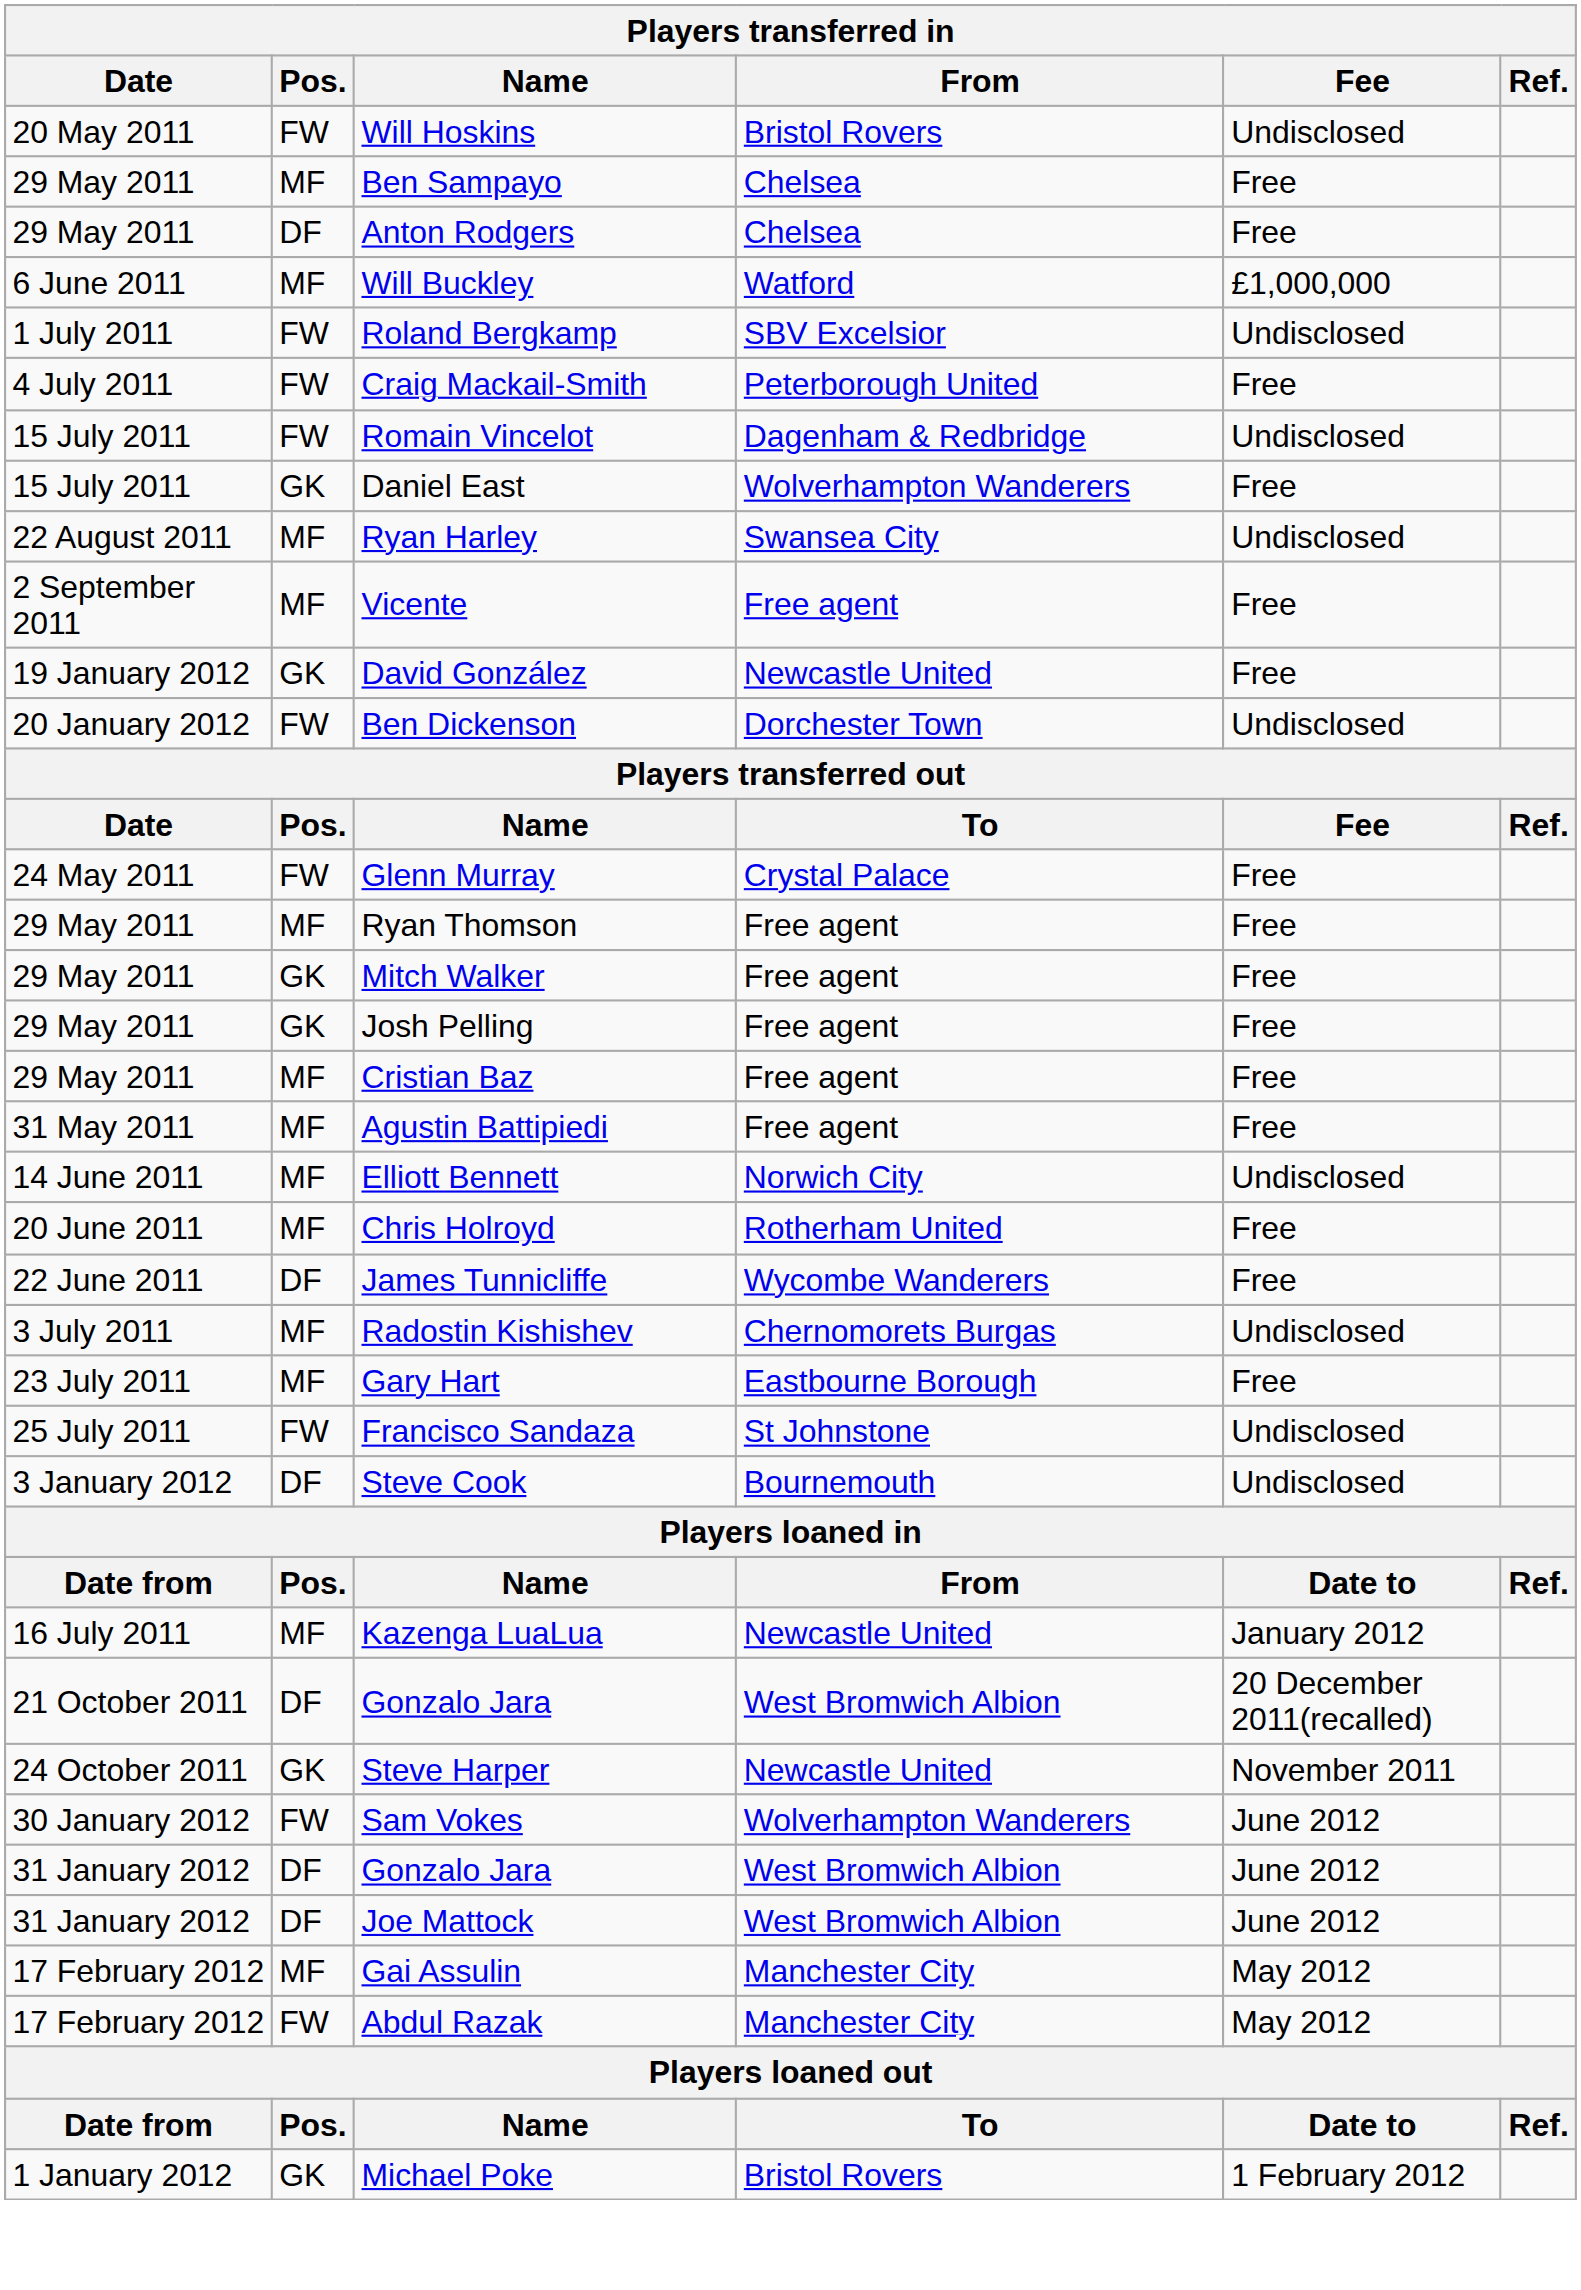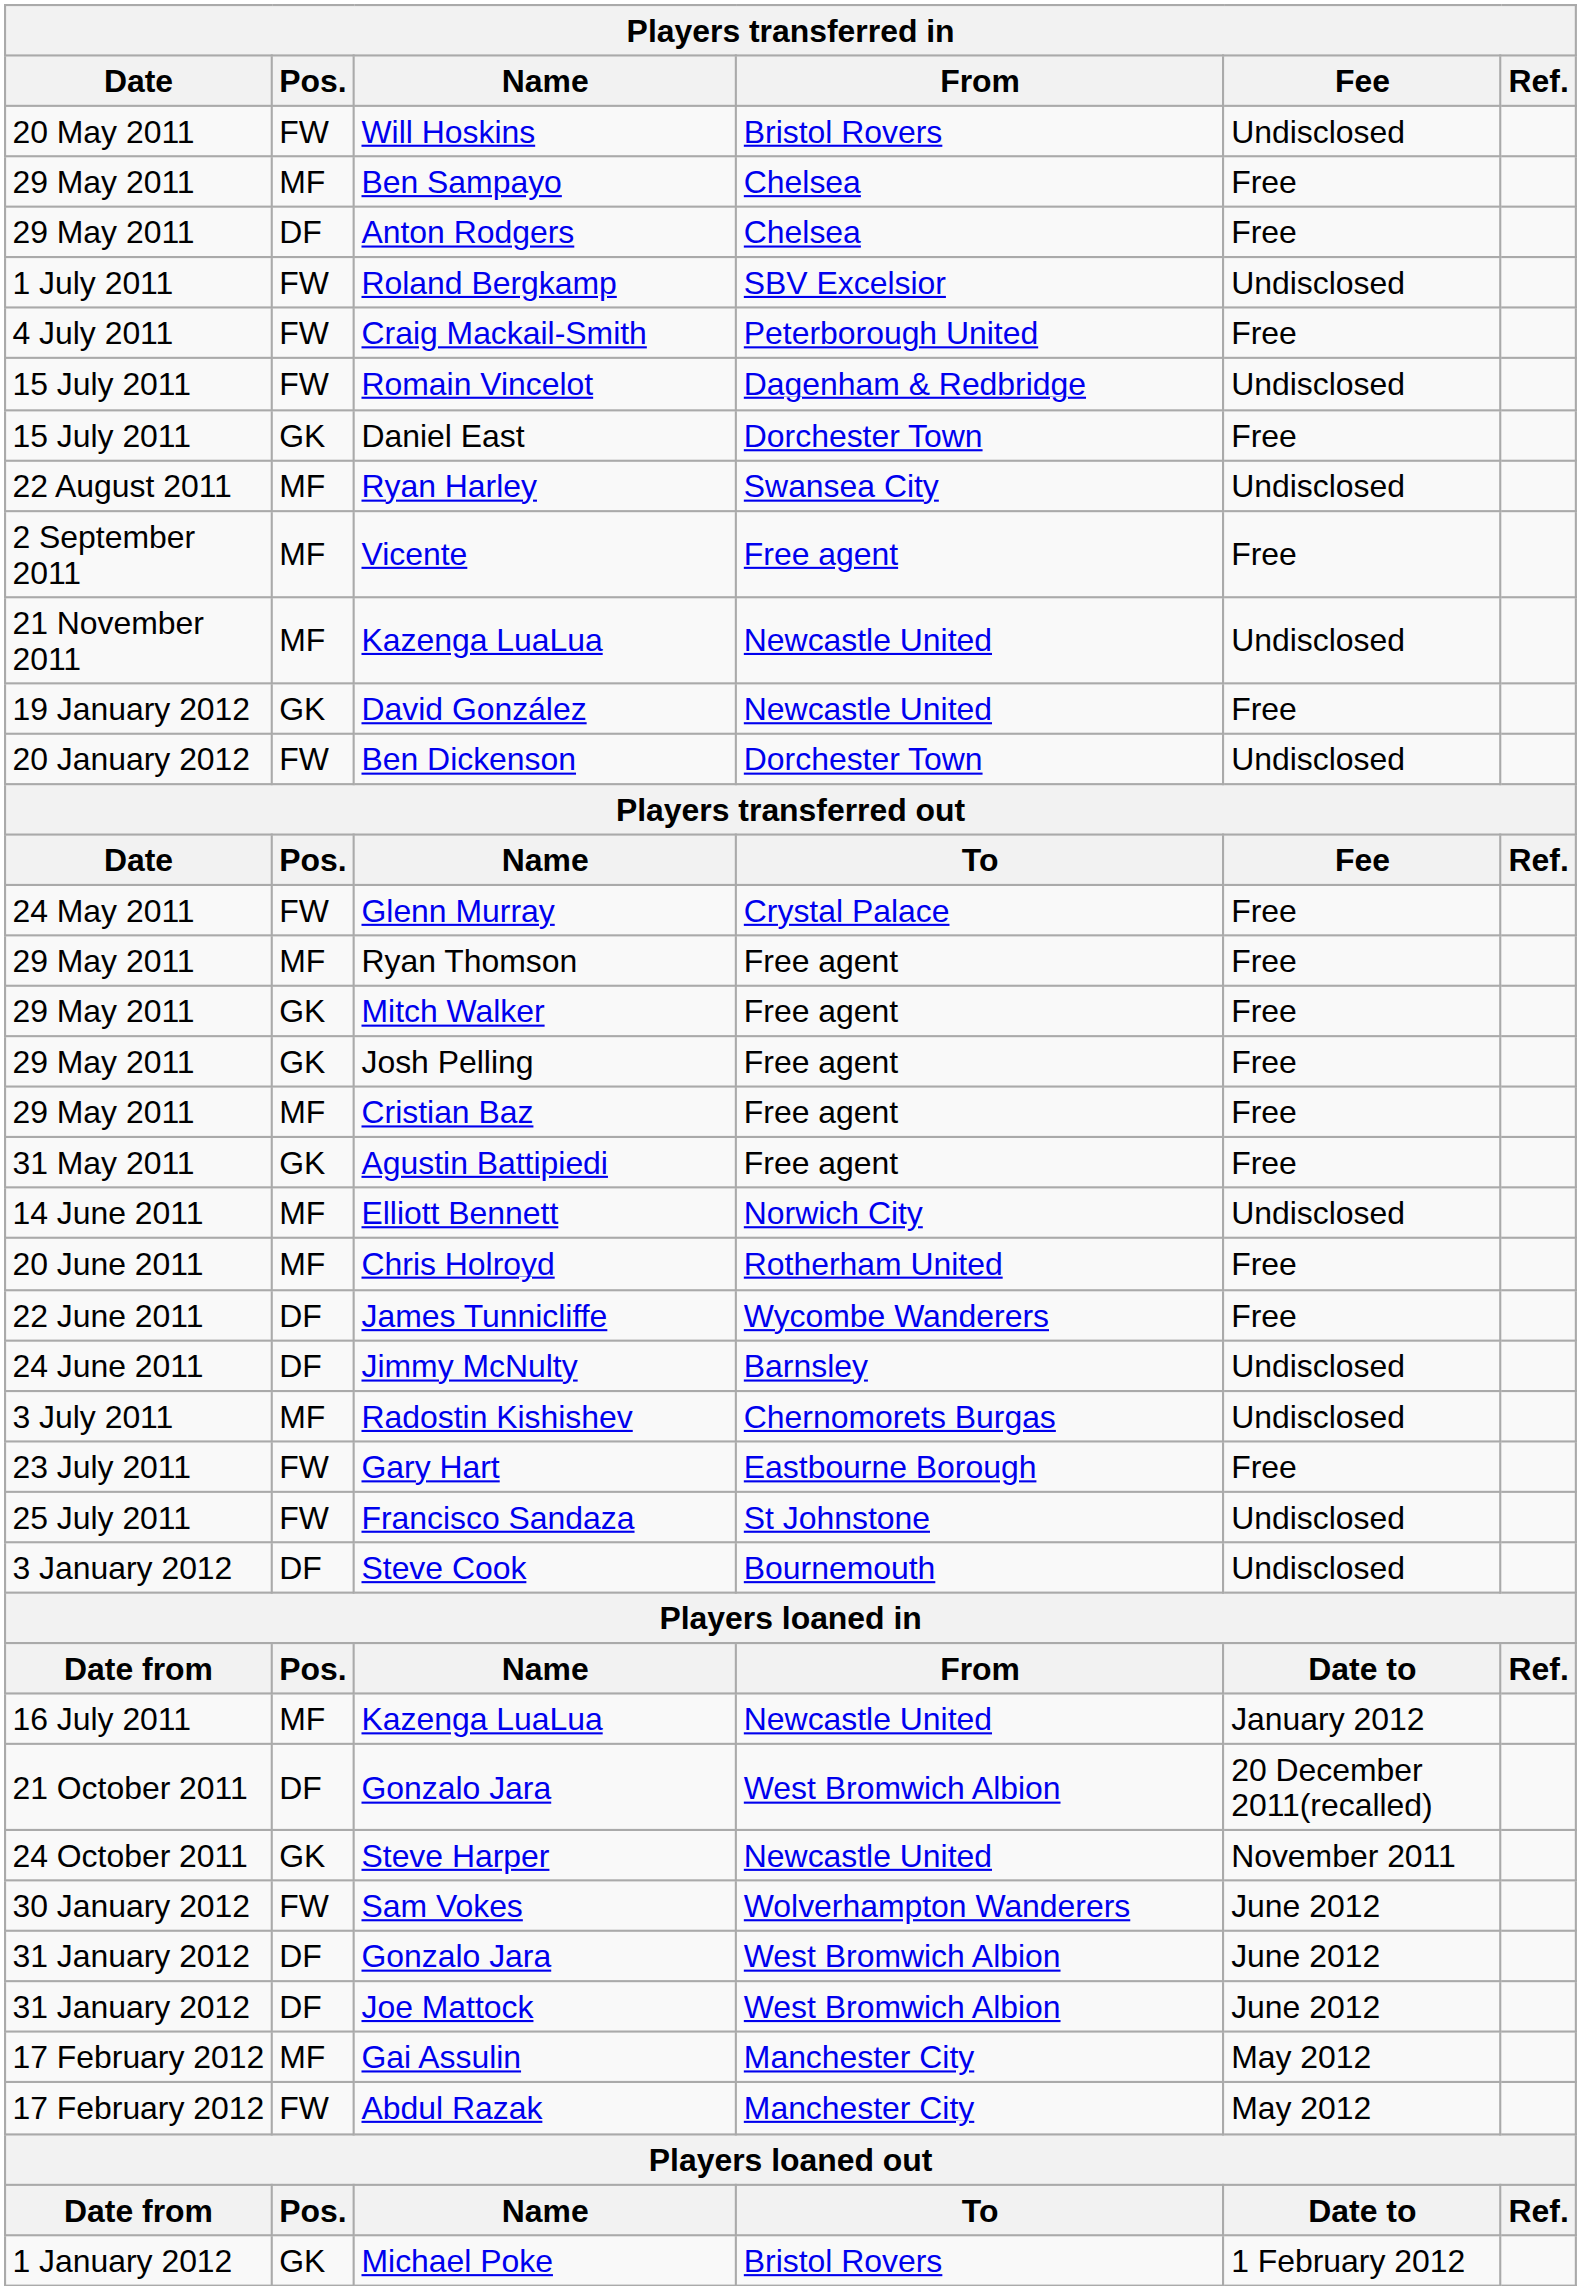- row: (99, 283)
(937, 485) Wolverhampton Wanderers -> (863, 435) Dorchester Town
+ row: (108, 640)
(302, 1127) MF -> (302, 1163) GK
+ row: (108, 1365)
(302, 1380) MF -> (304, 1466) FW
